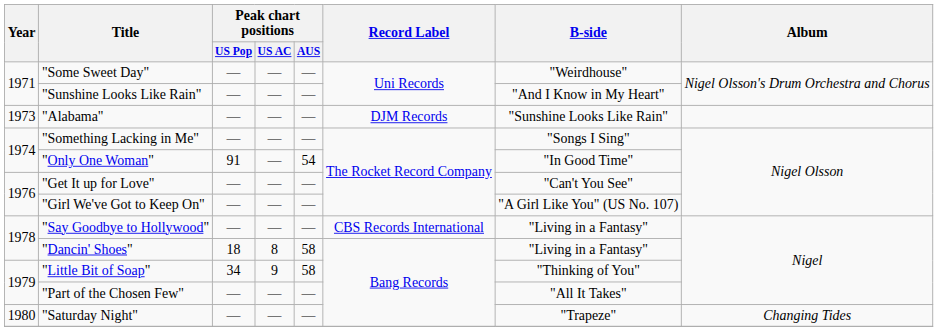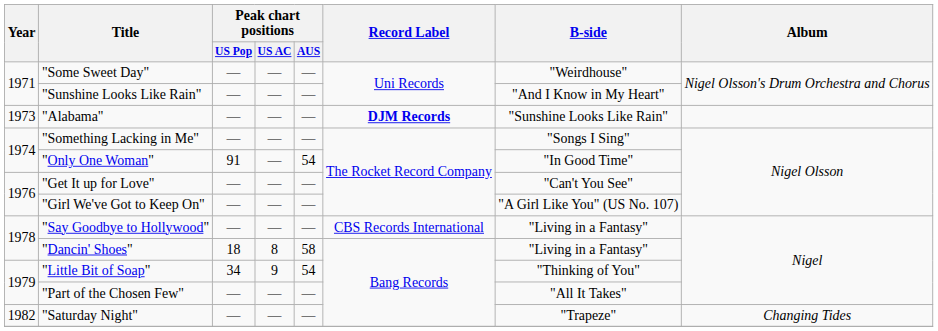(409, 116) normal -> (409, 116) bold
(309, 271) 58 -> (309, 271) 54
(22, 315) 1980 -> (22, 315) 1982
